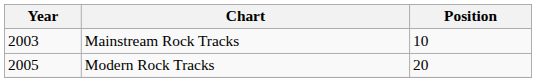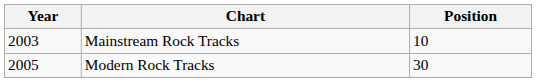(421, 65) 20 -> (421, 65) 30
